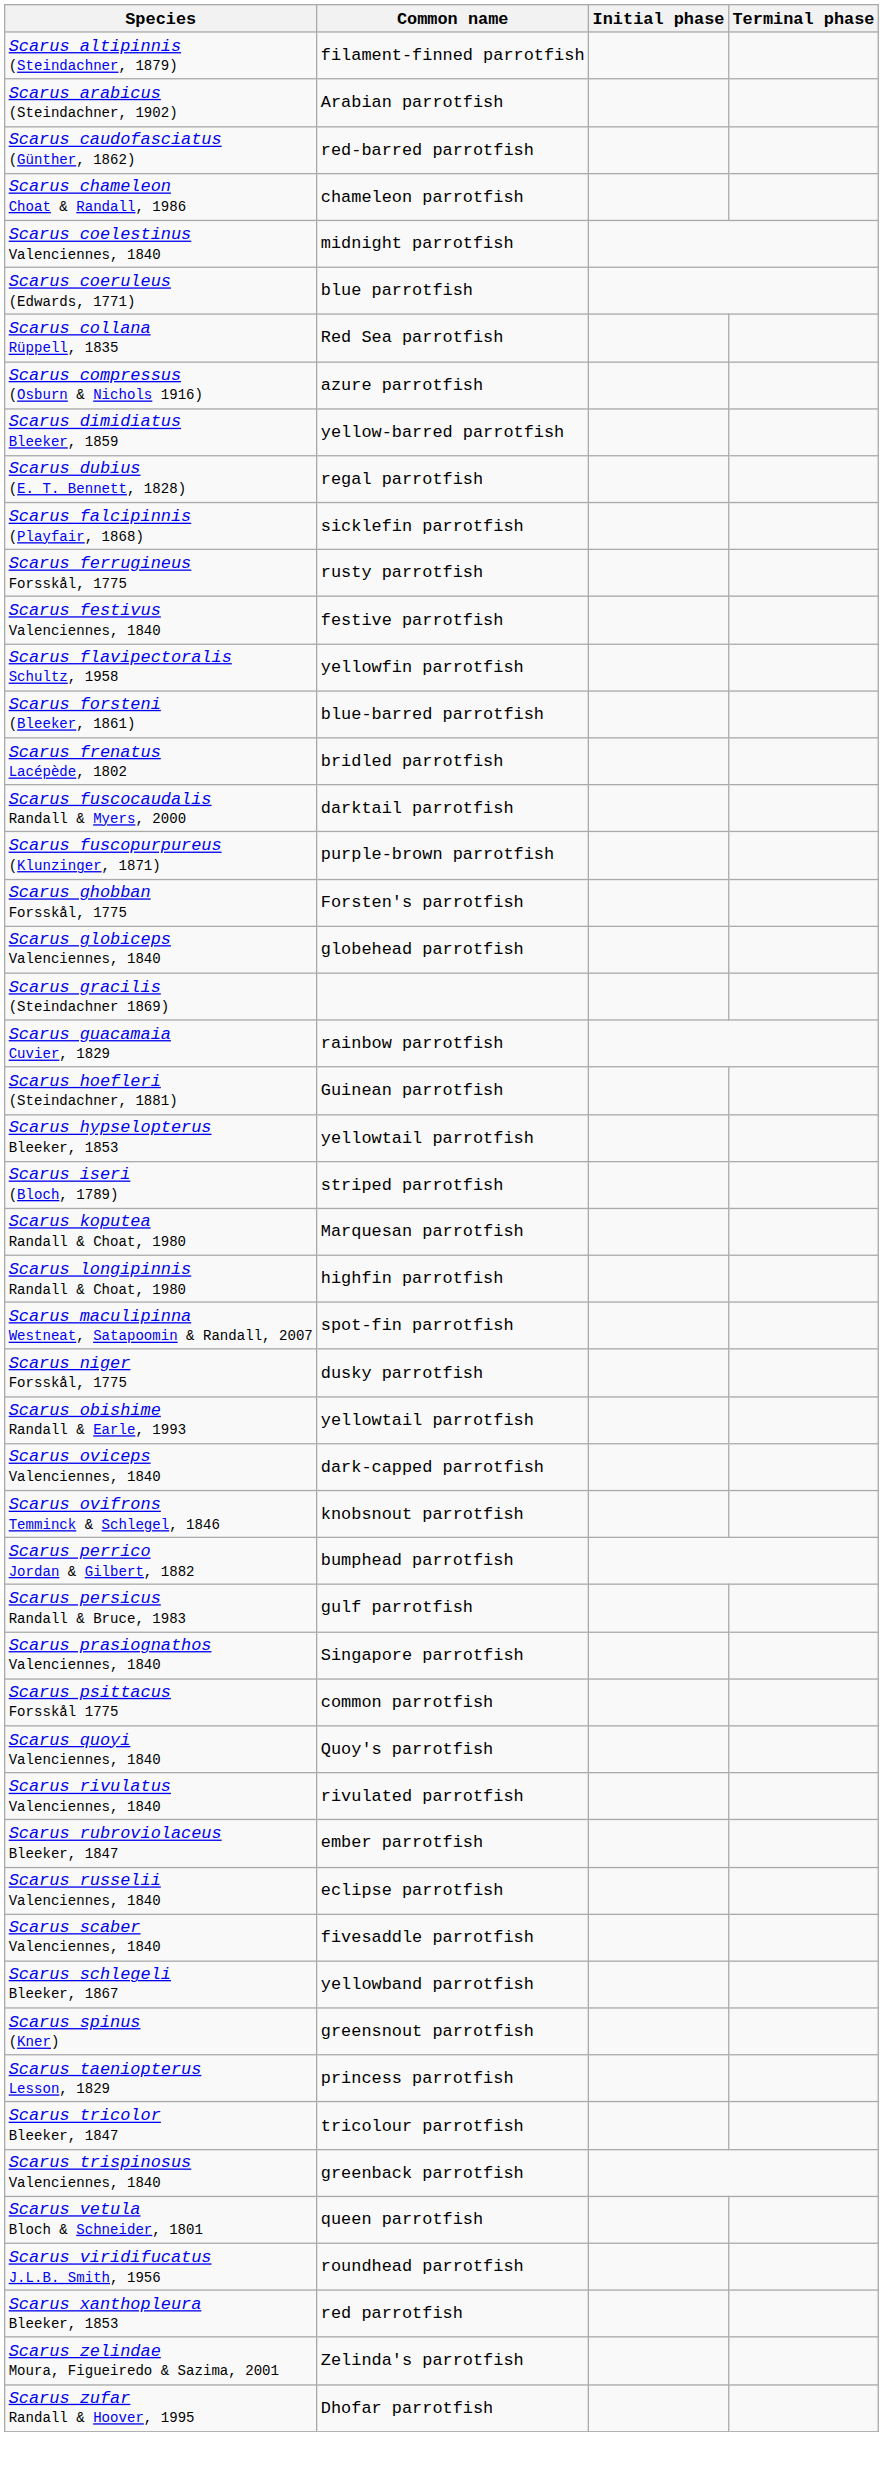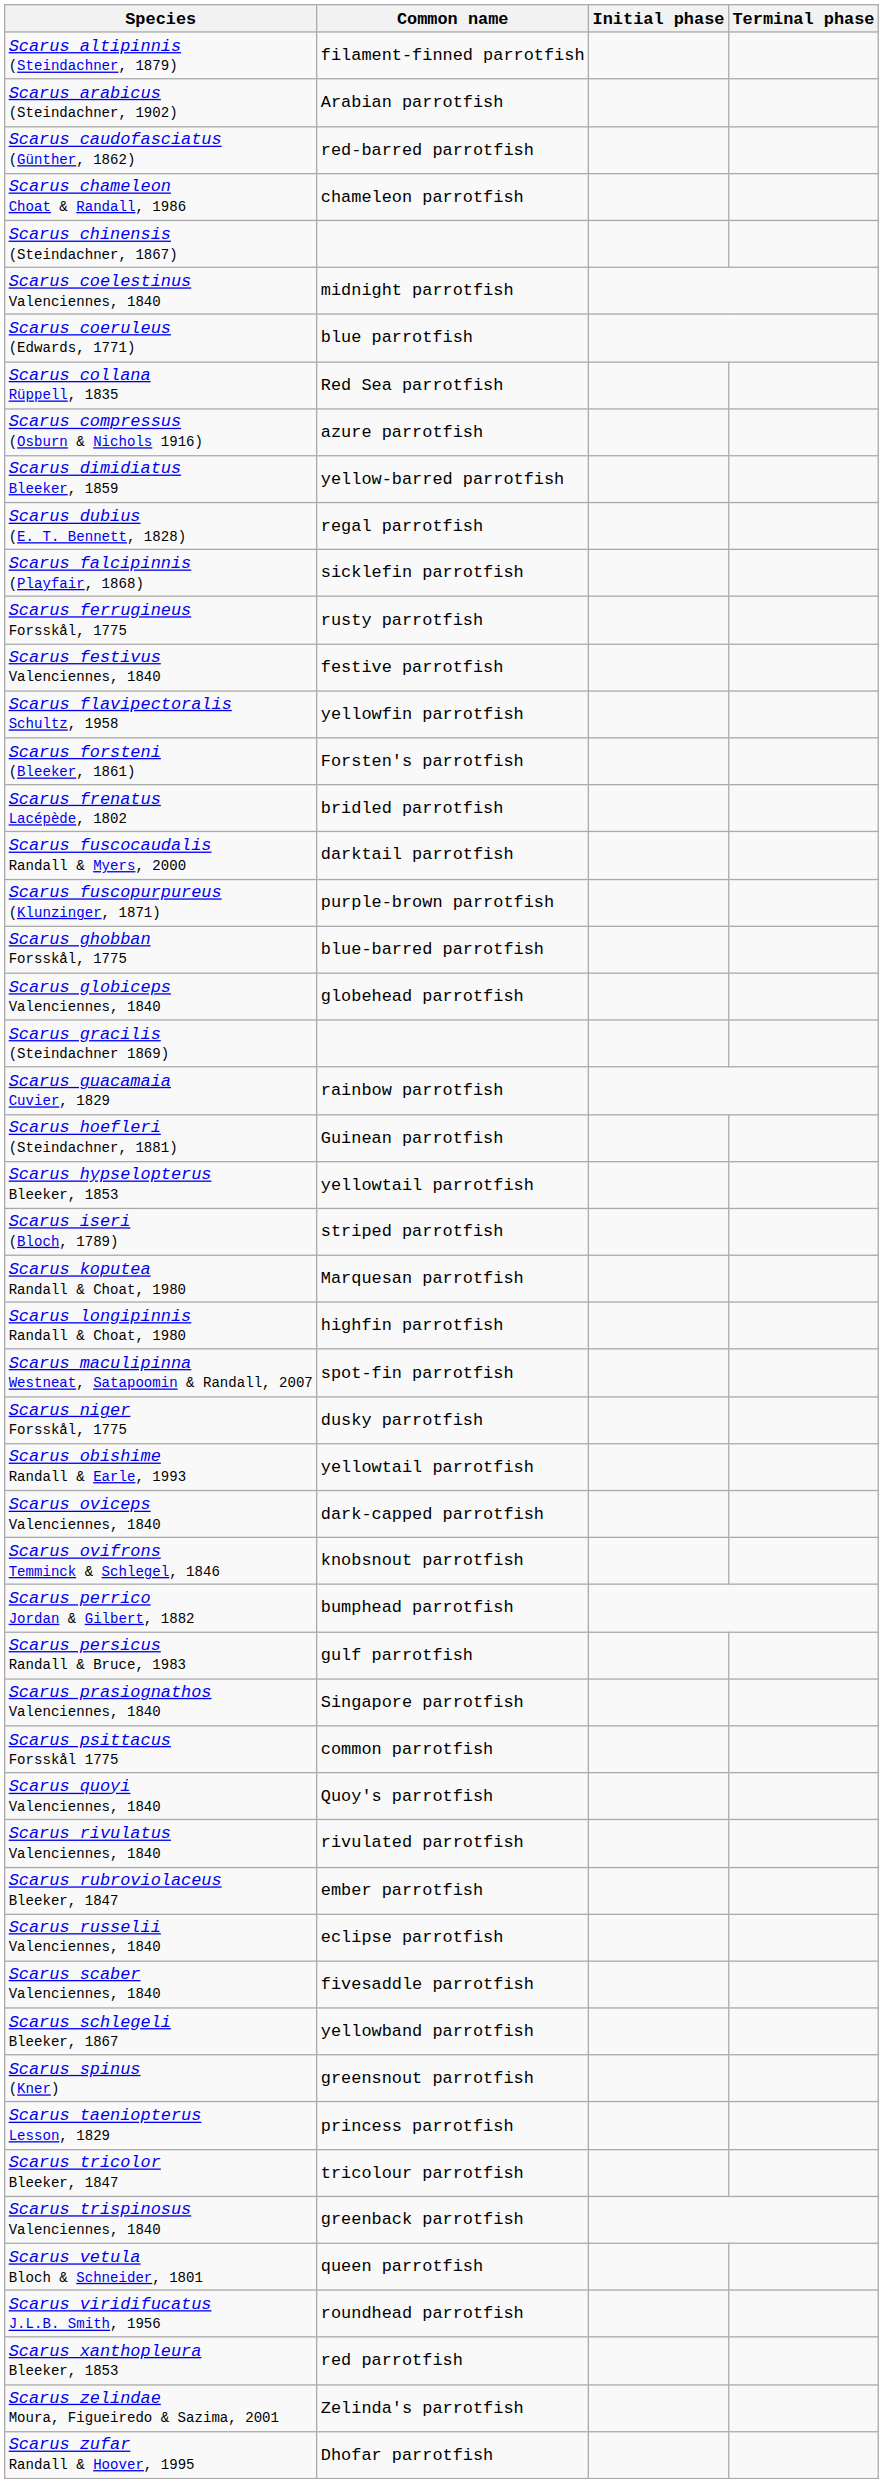+ row: (93, 243)
(432, 714) blue-barred parrotfish -> (422, 761) Forsten's parrotfish
(422, 903) Forsten's parrotfish -> (432, 950) blue-barred parrotfish
